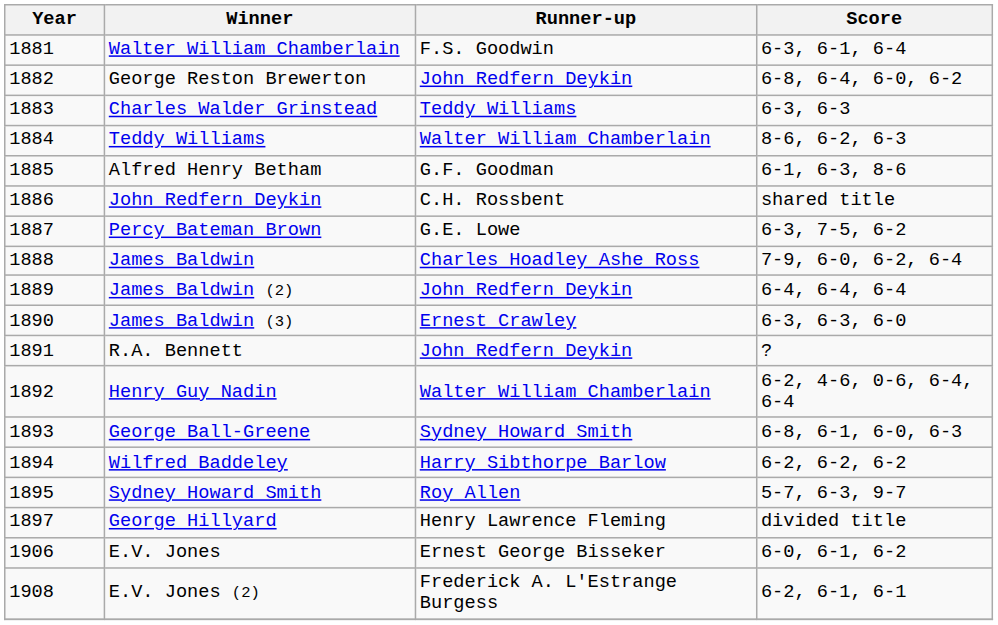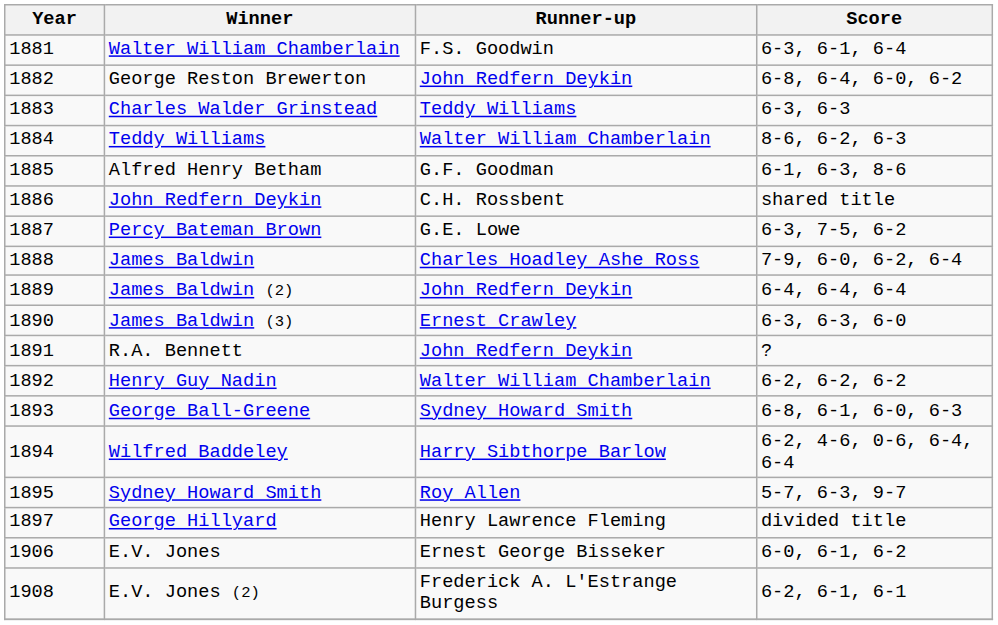(867, 392) 6-2, 4-6, 0-6, 6-4, 6-4 -> (834, 381) 6-2, 6-2, 6-2
(834, 463) 6-2, 6-2, 6-2 -> (867, 452) 6-2, 4-6, 0-6, 6-4, 6-4
